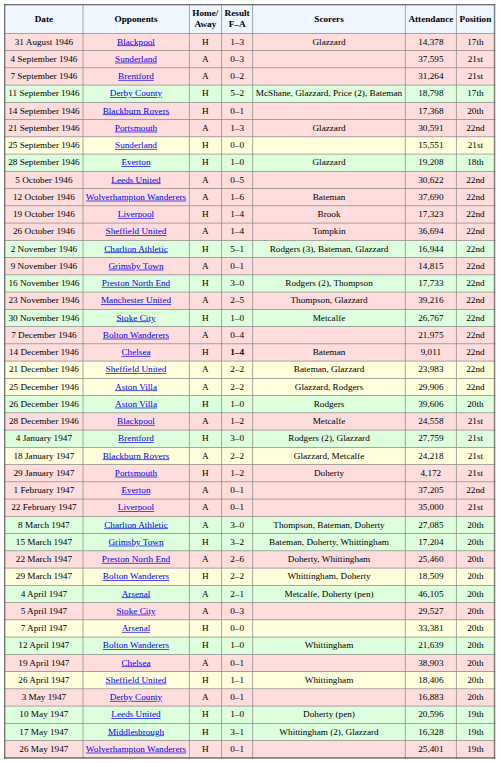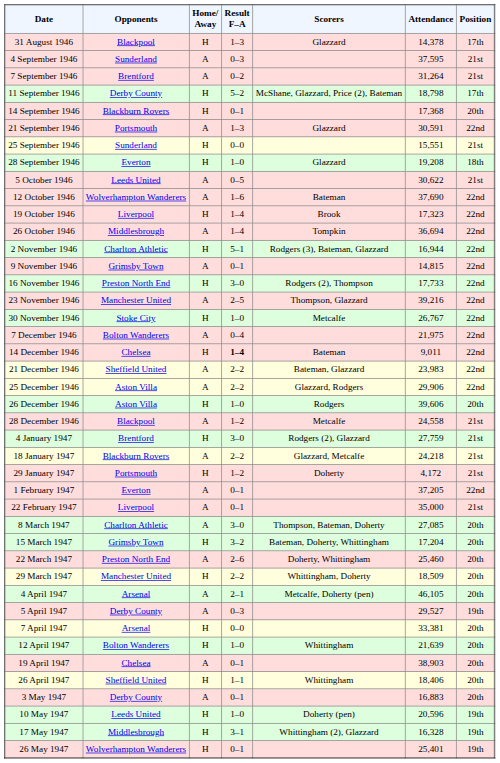(475, 180) 22nd -> (475, 180) 21st
(136, 231) Sheffield United -> (136, 231) Middlesbrough
(136, 576) Bolton Wanderers -> (136, 576) Manchester United
(136, 611) Stoke City -> (136, 611) Derby County
(475, 611) 20th -> (475, 611) 19th
